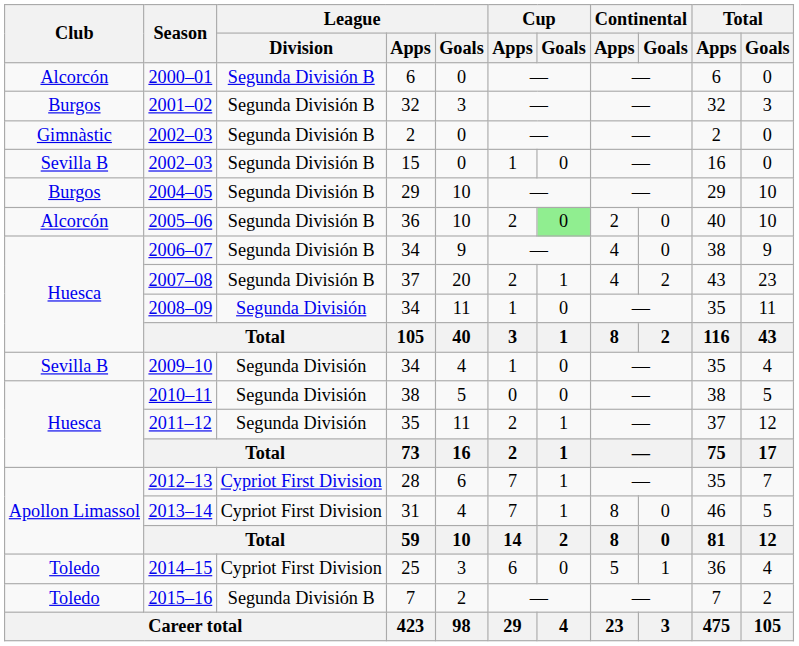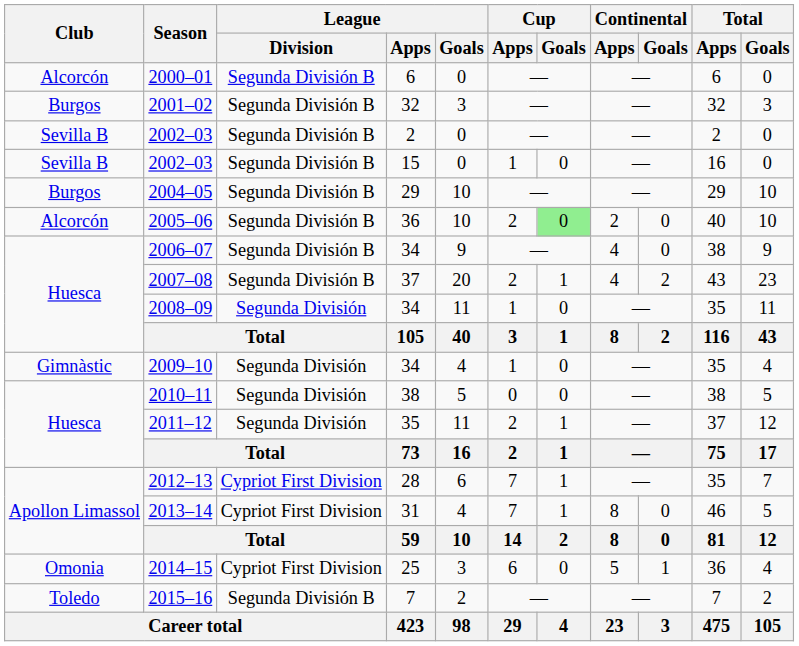(74, 134) Gimnàstic -> (74, 134) Sevilla B
(74, 366) Sevilla B -> (74, 366) Gimnàstic
(74, 568) Toledo -> (74, 568) Omonia
